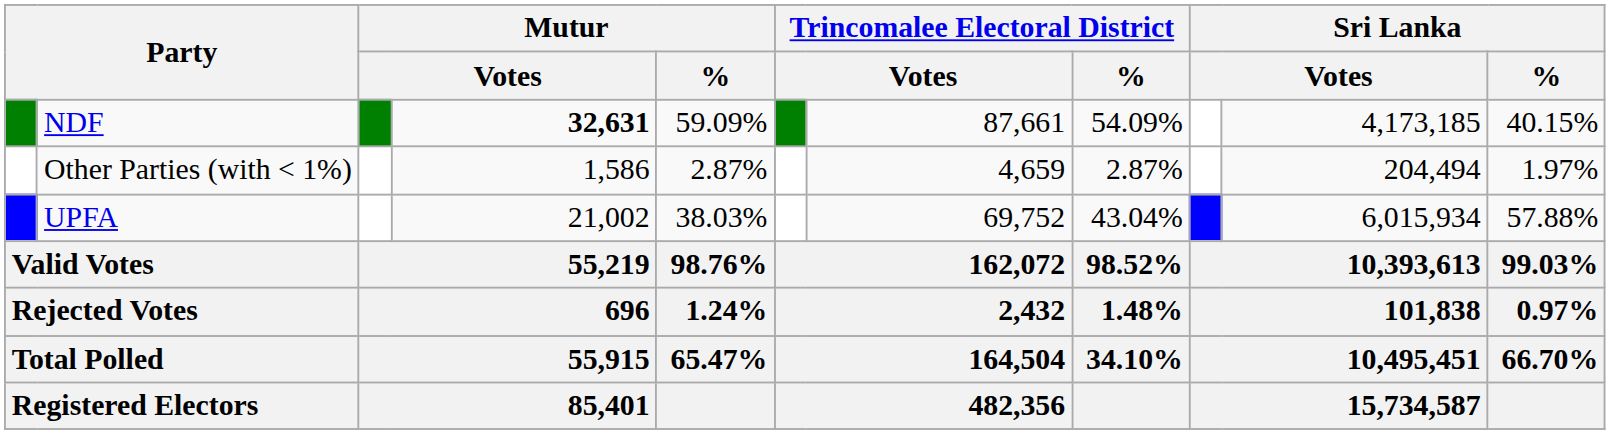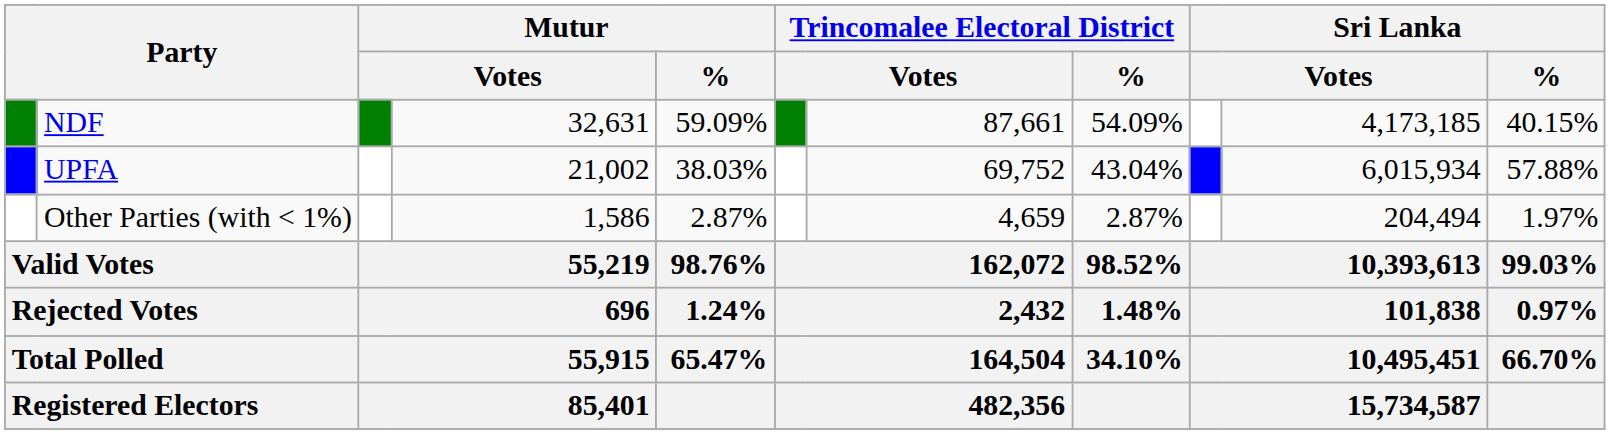(609, 122) bold -> (609, 122) normal
rows swapped: (81, 216) <-> (198, 169)
